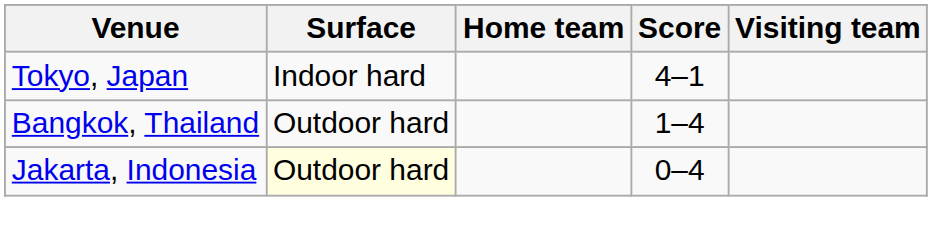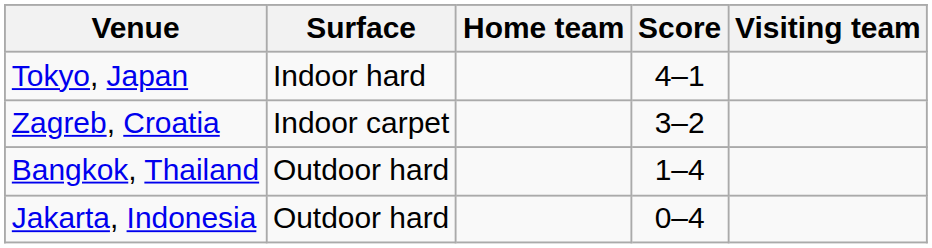+ row: (116, 123)
(361, 170) lightyellow background -> (361, 218) no background
